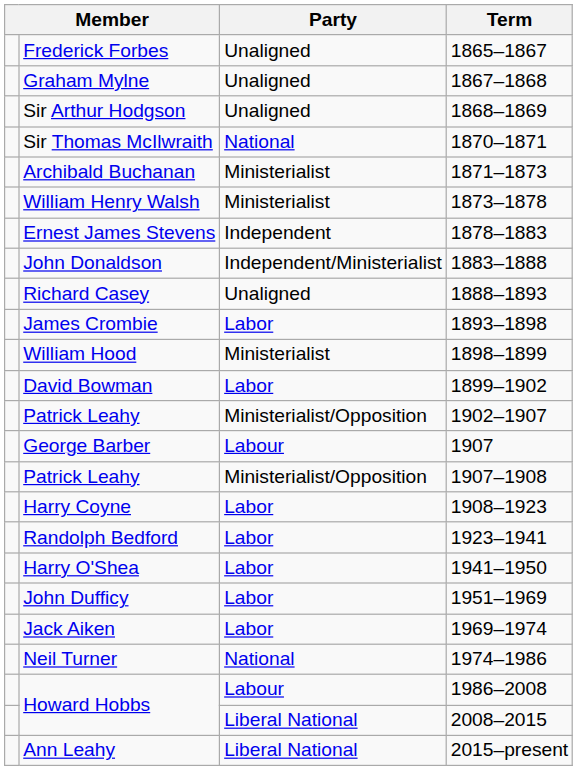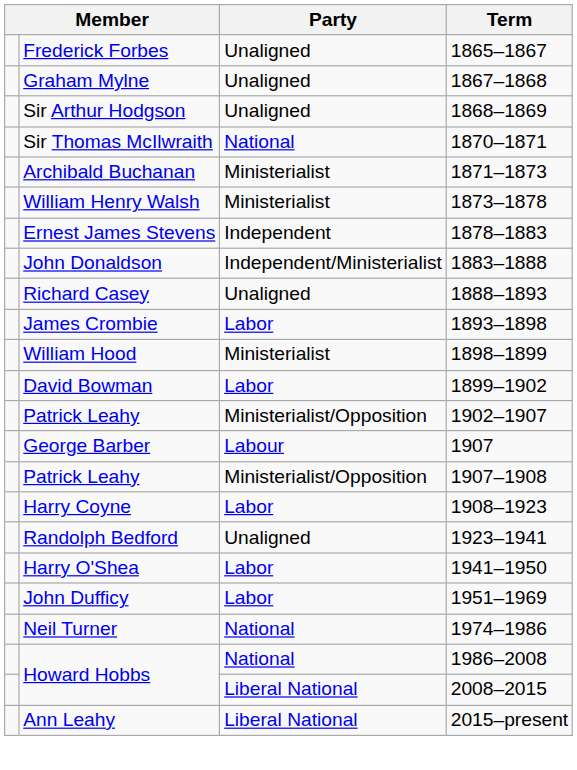(249, 537) Labor -> (267, 537) Unaligned
- row: (69, 628)
(254, 689) Labour -> (259, 659) National
